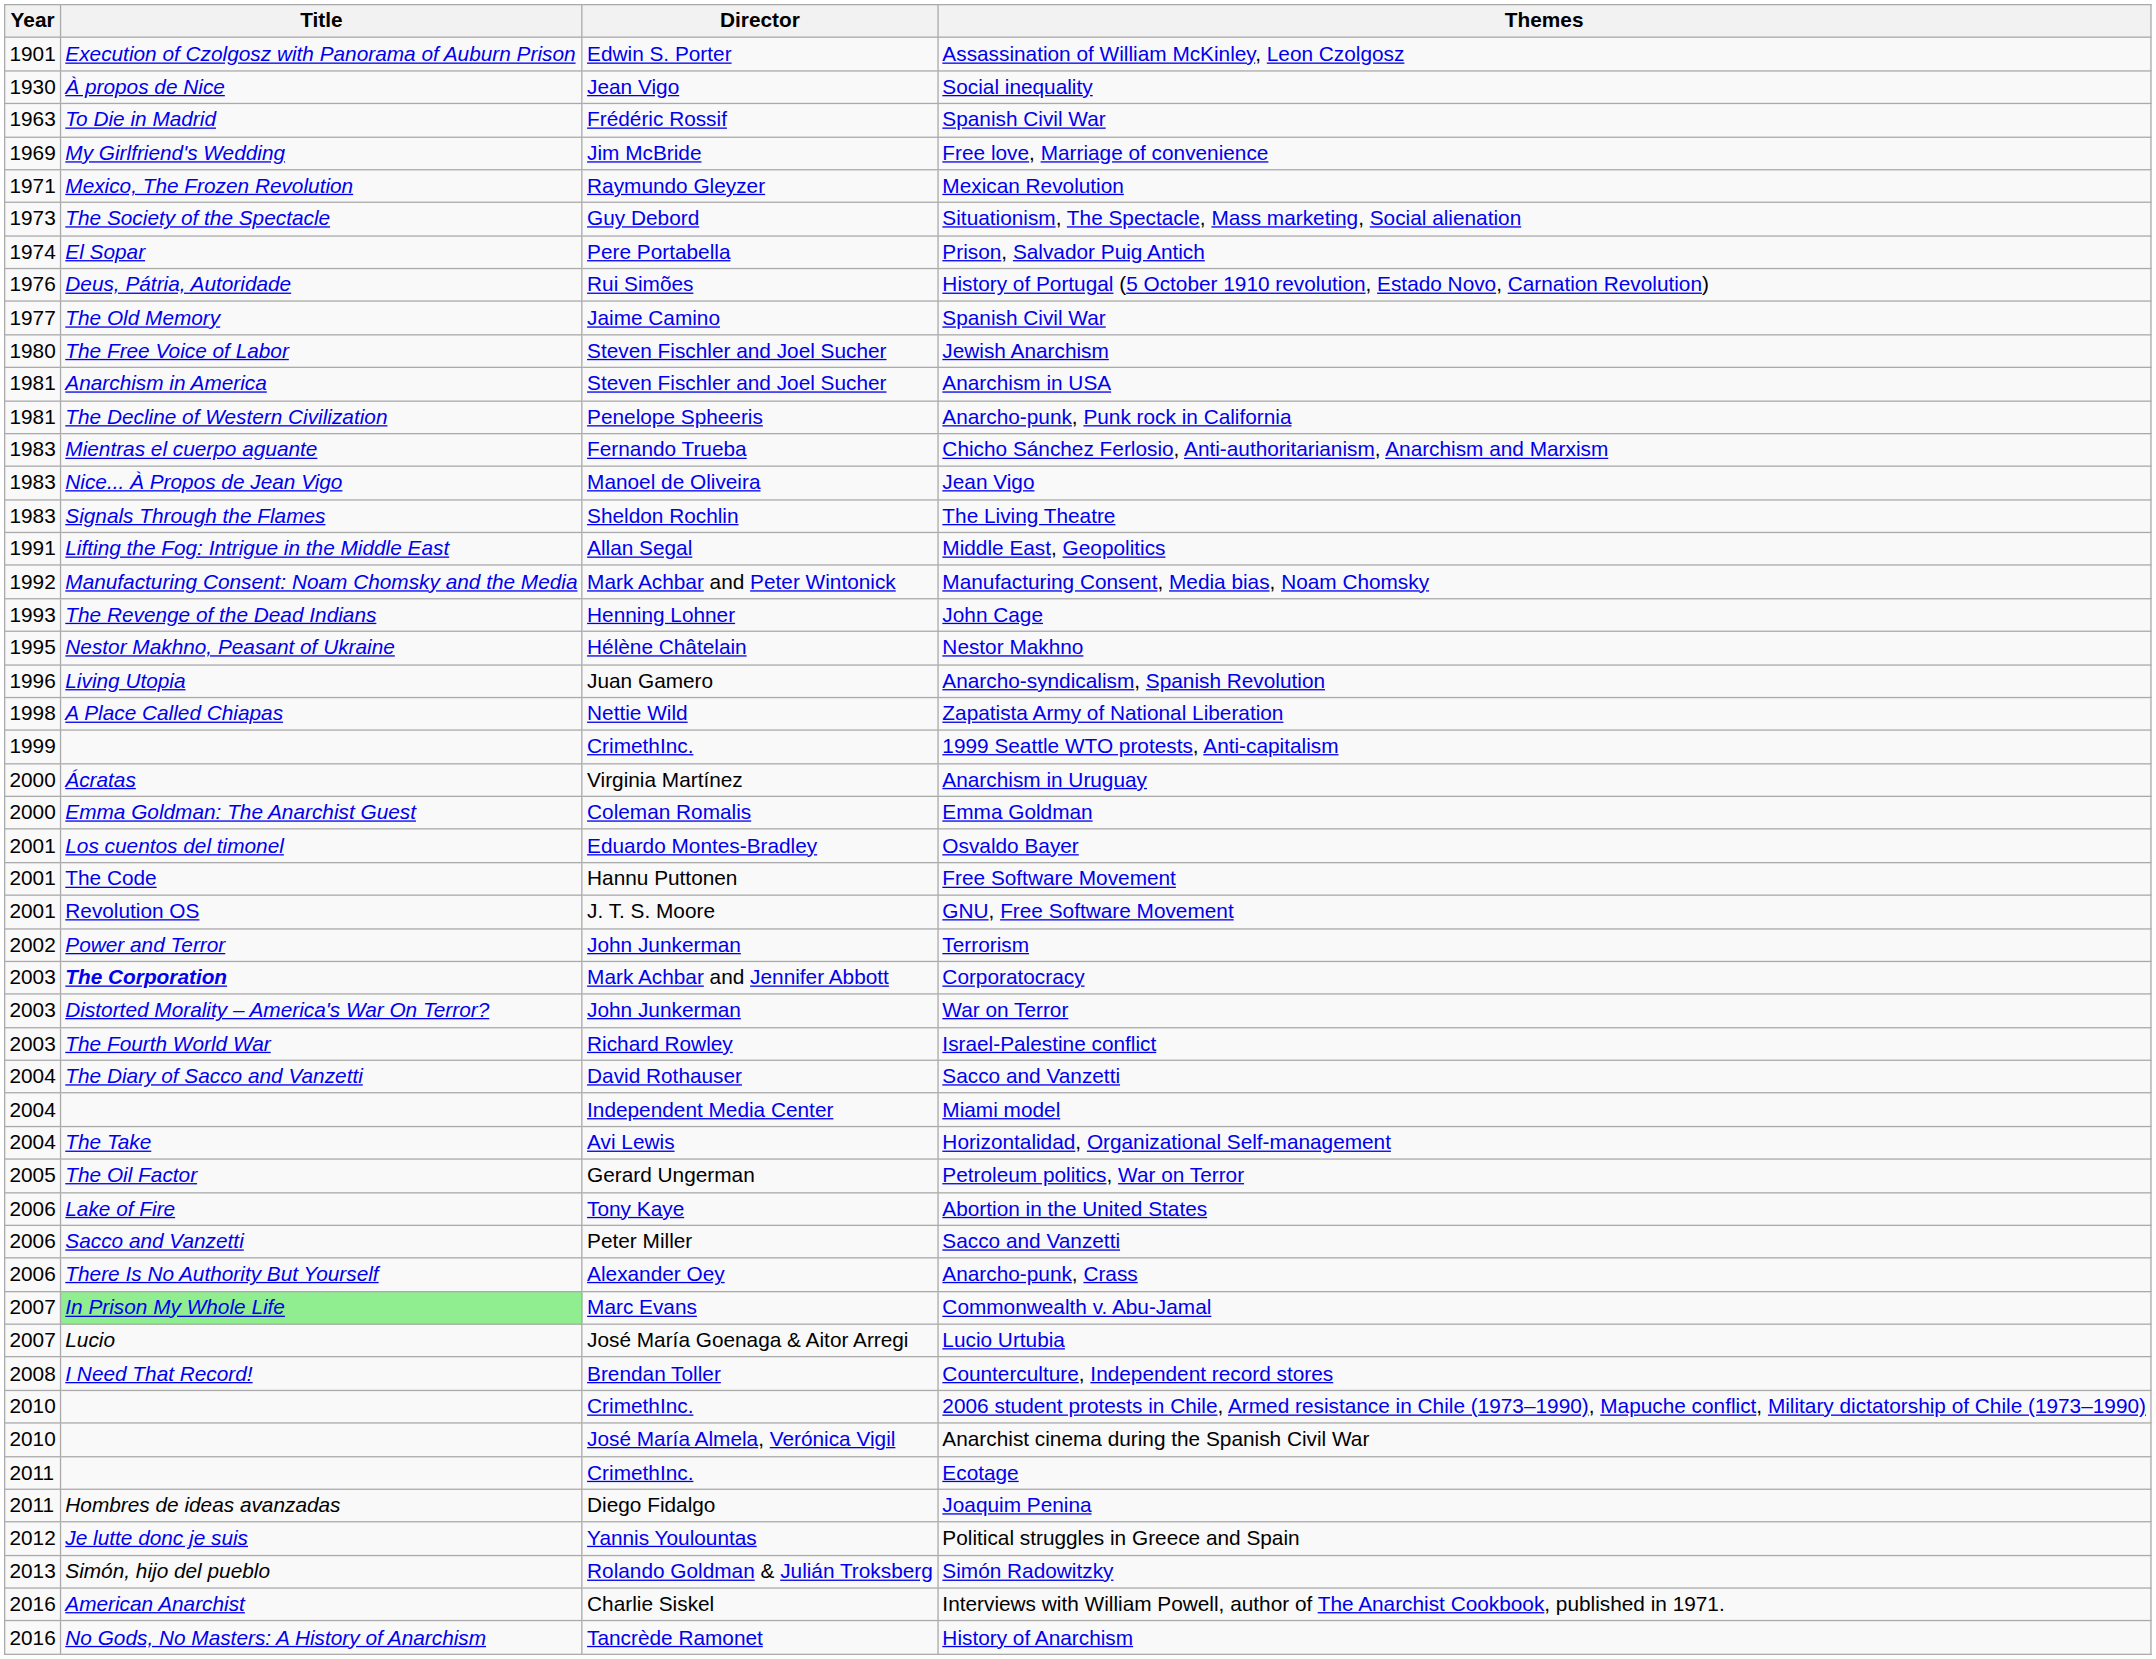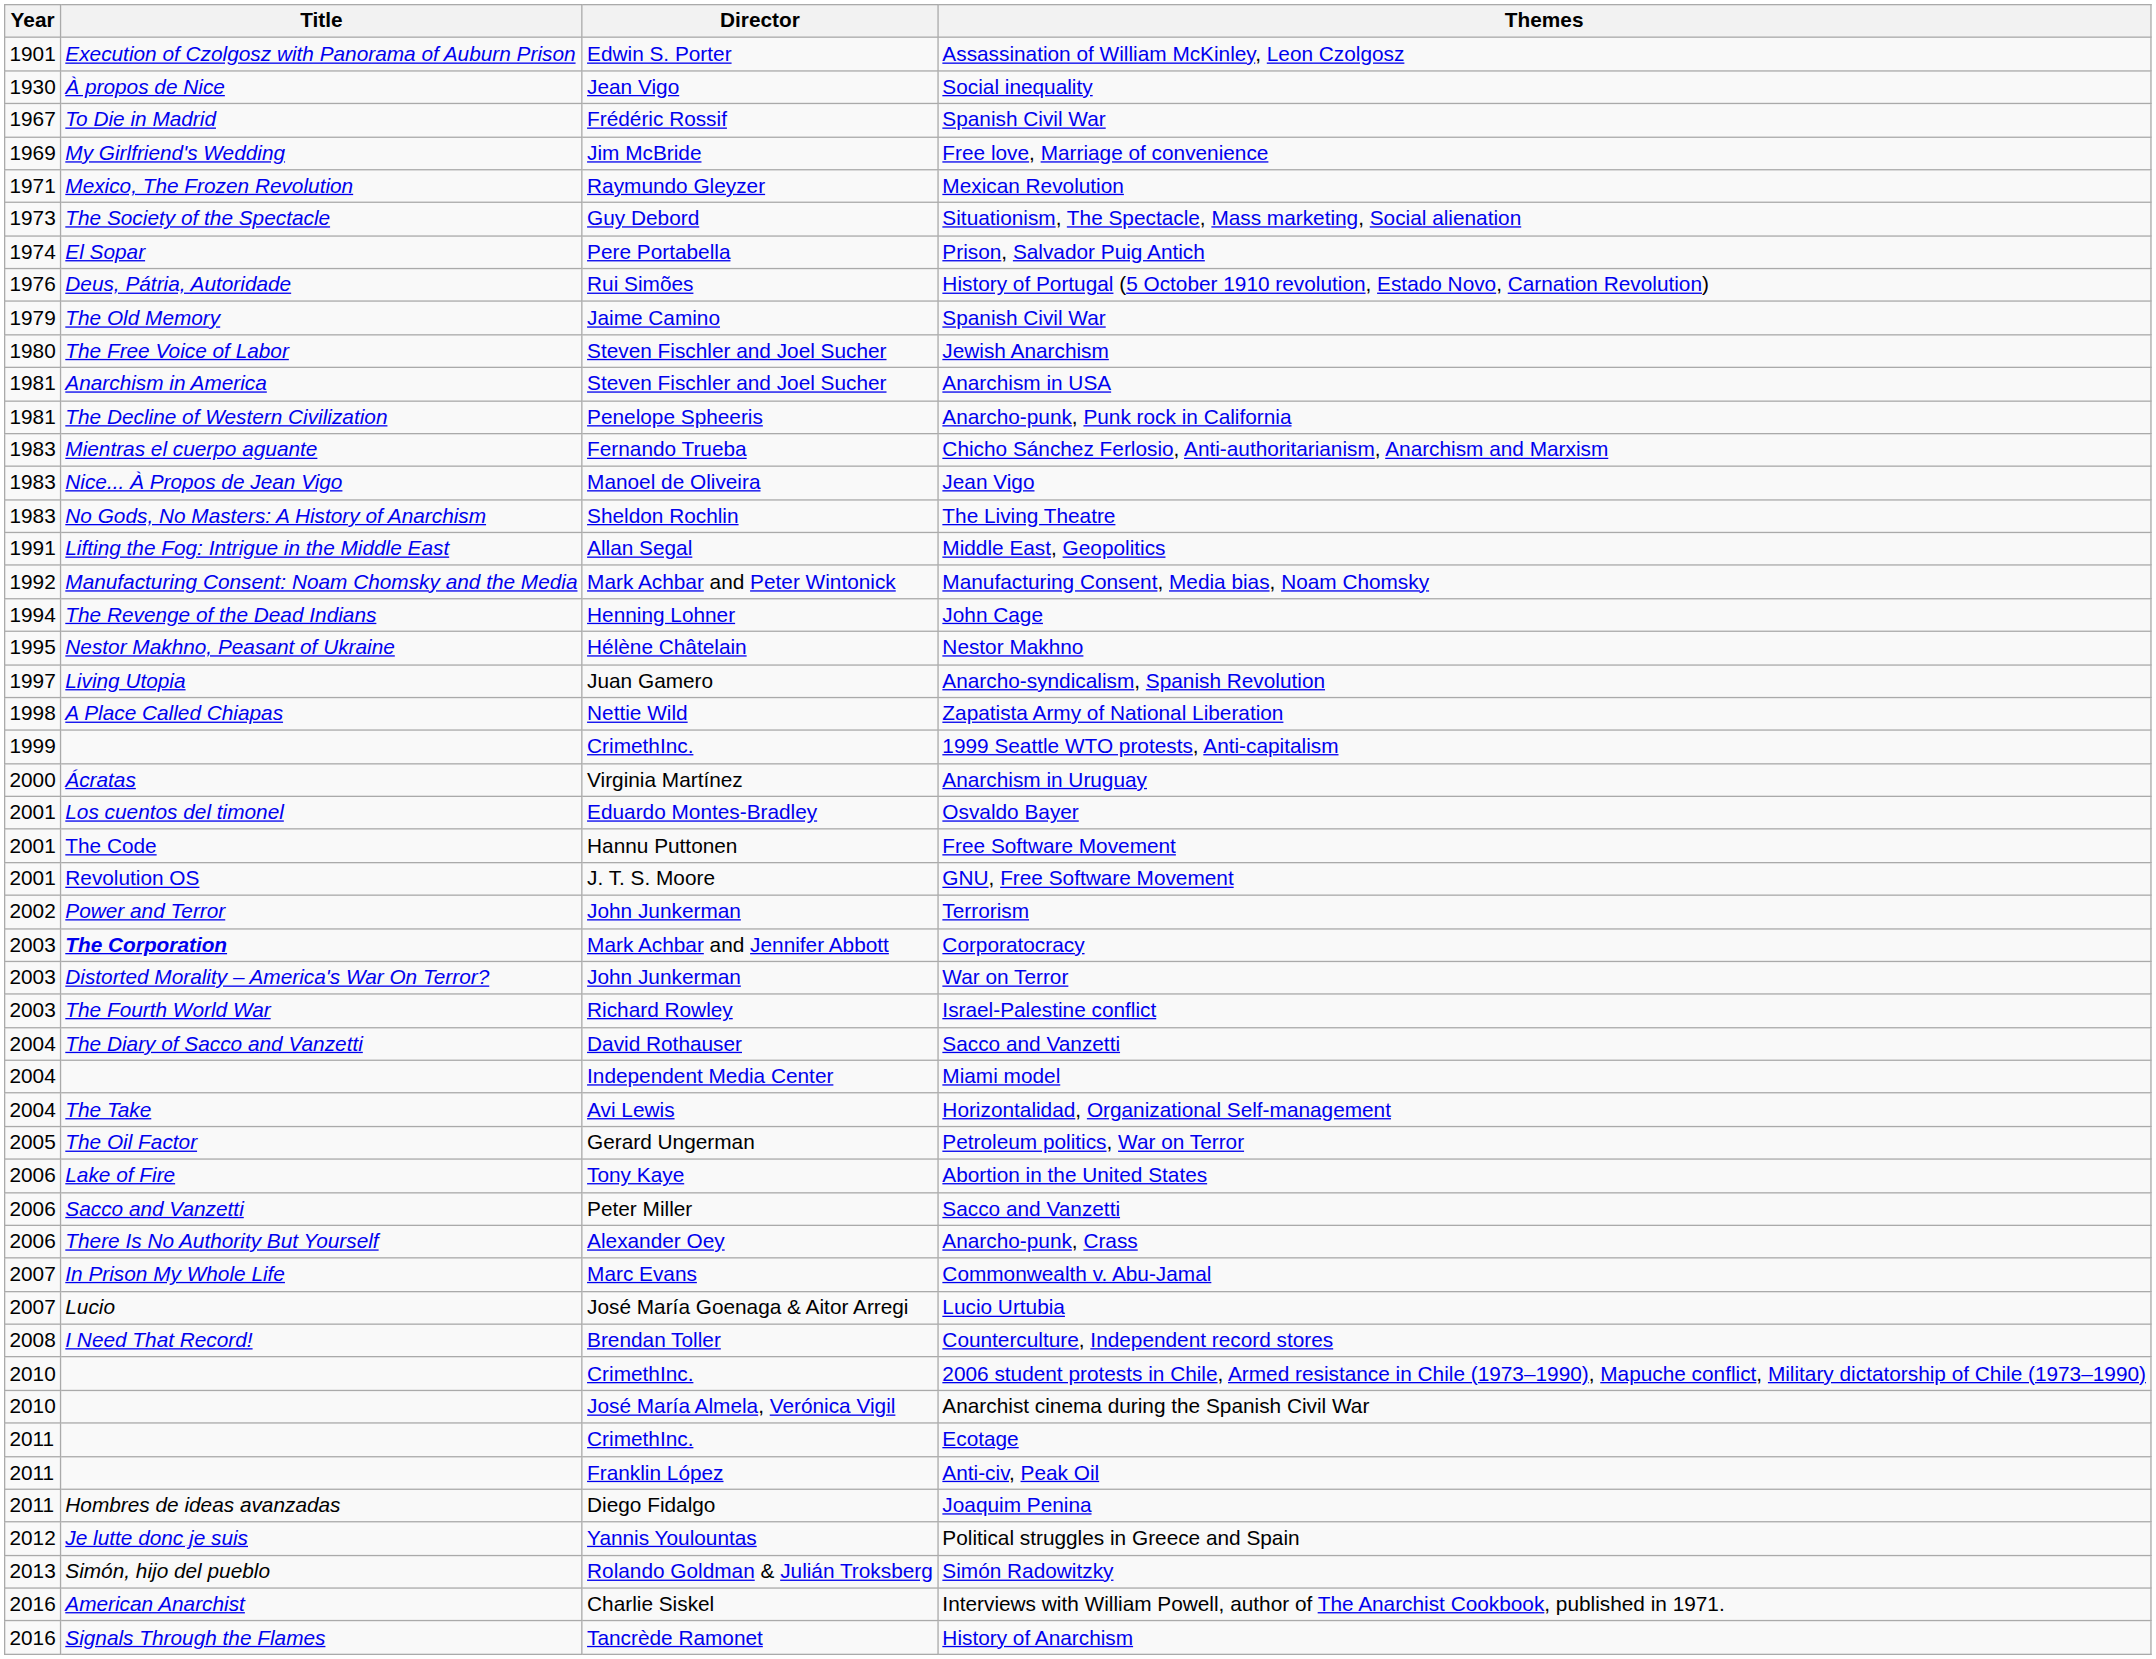(33, 119) 1963 -> (33, 119) 1967
(33, 317) 1977 -> (33, 317) 1979
(195, 515) Signals Through the Flames -> (276, 515) No Gods, No Masters: A History of Anarchism
(33, 614) 1993 -> (33, 614) 1994
(33, 680) 1996 -> (33, 680) 1997
- row: (669, 812)
(175, 1307) lightgreen background -> (175, 1274) no background
+ row: (655, 1472)
(276, 1637) No Gods, No Masters: A History of Anarchism -> (195, 1637) Signals Through the Flames
